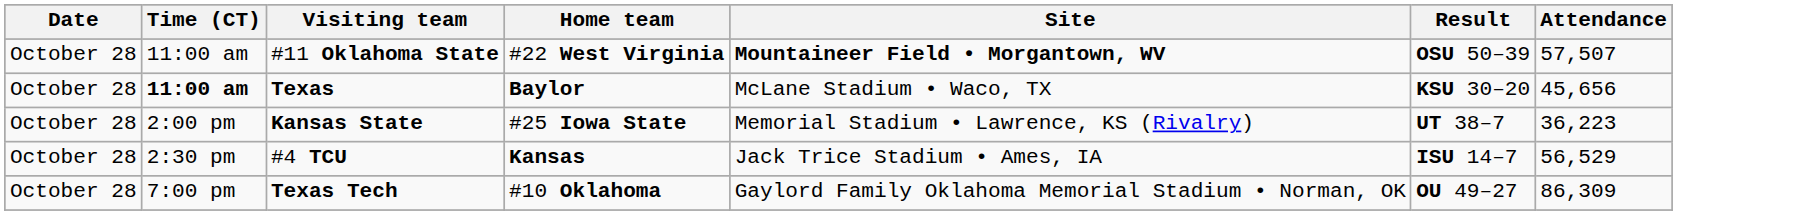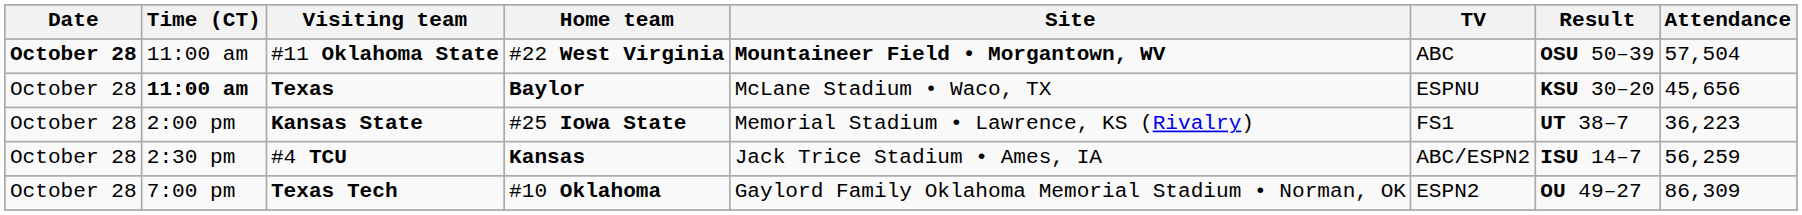+ column: (1473, 22)
(73, 56) normal -> (73, 56) bold
(1578, 56) 57,507 -> (1703, 56) 57,504
(1578, 159) 56,529 -> (1703, 159) 56,259
